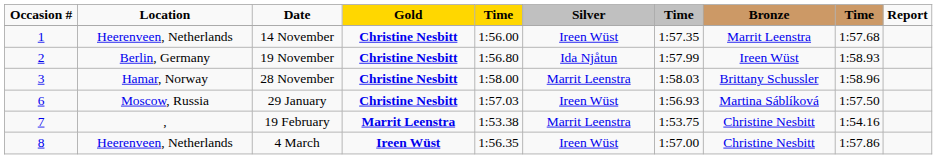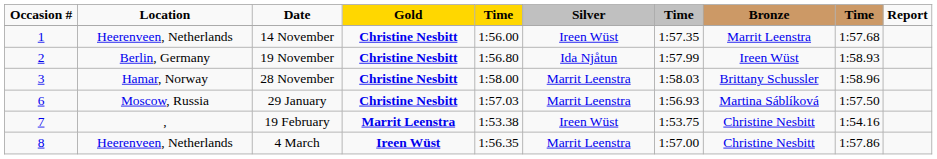(589, 100) Ireen Wüst -> (589, 100) Marrit Leenstra
(589, 121) Marrit Leenstra -> (589, 121) Ireen Wüst
(589, 143) Ireen Wüst -> (589, 143) Marrit Leenstra
